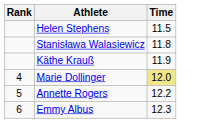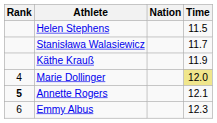+ column: (165, 12)
(161, 45) 11.8 -> (198, 45) 11.7
(19, 93) normal -> (19, 93) bold
(161, 93) 12.2 -> (198, 93) 12.1
